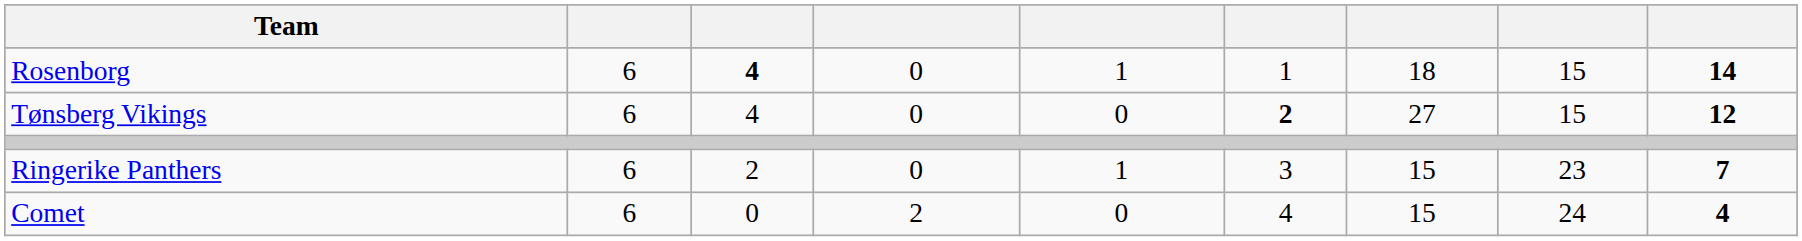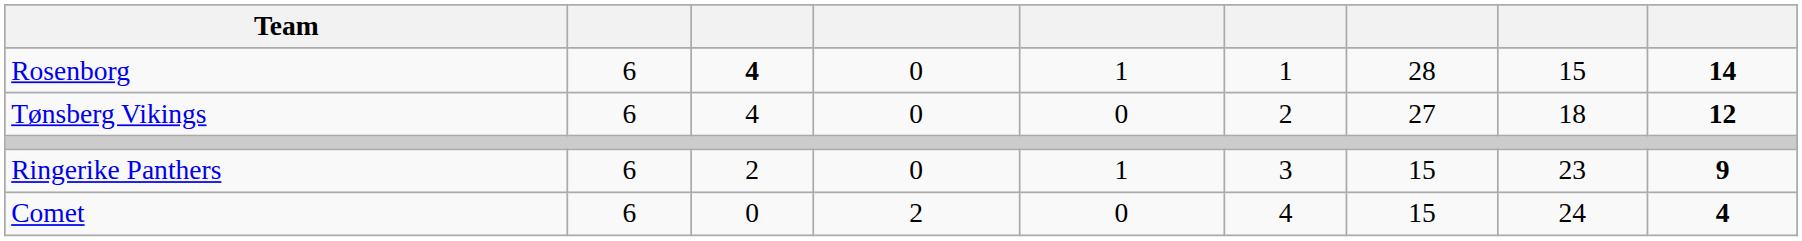(1422, 69) 18 -> (1422, 69) 28
(1286, 113) bold -> (1286, 113) normal
(1572, 113) 15 -> (1572, 113) 18
(1723, 169) 7 -> (1723, 169) 9
